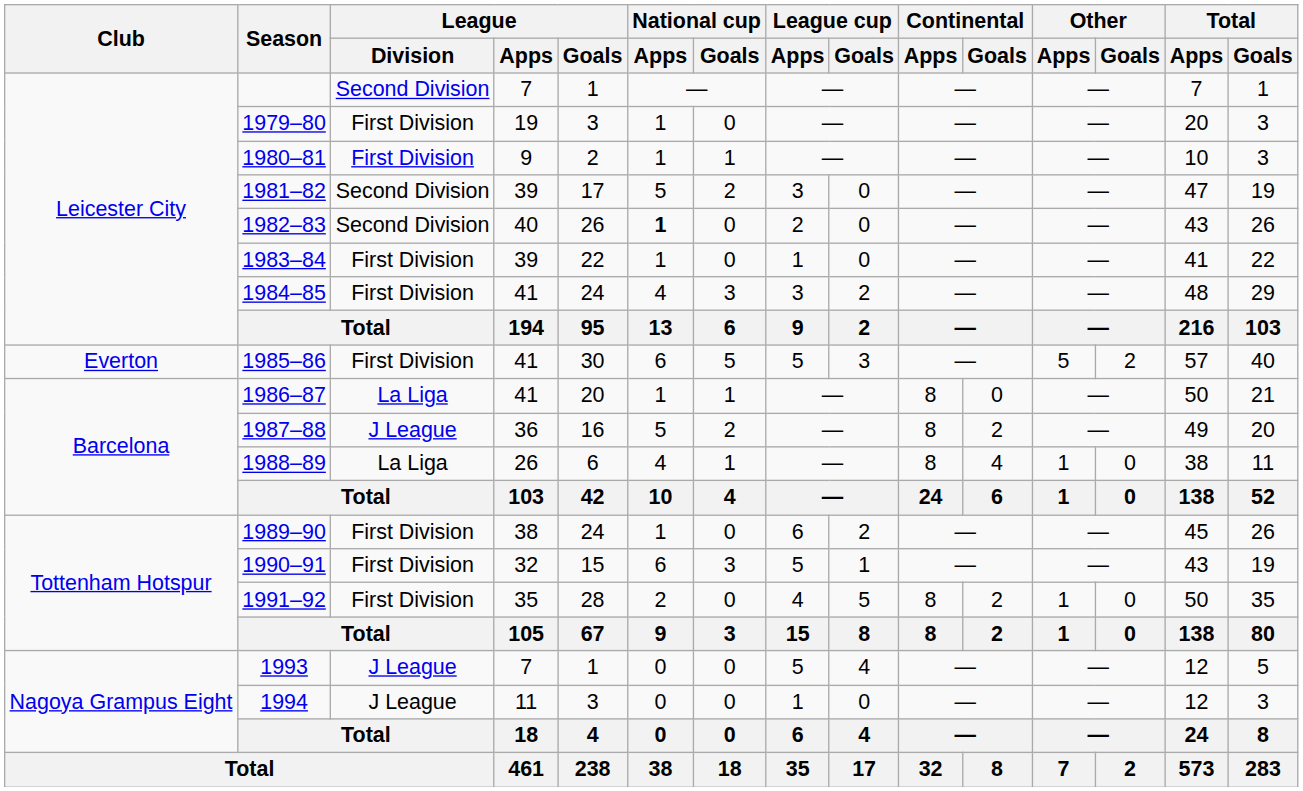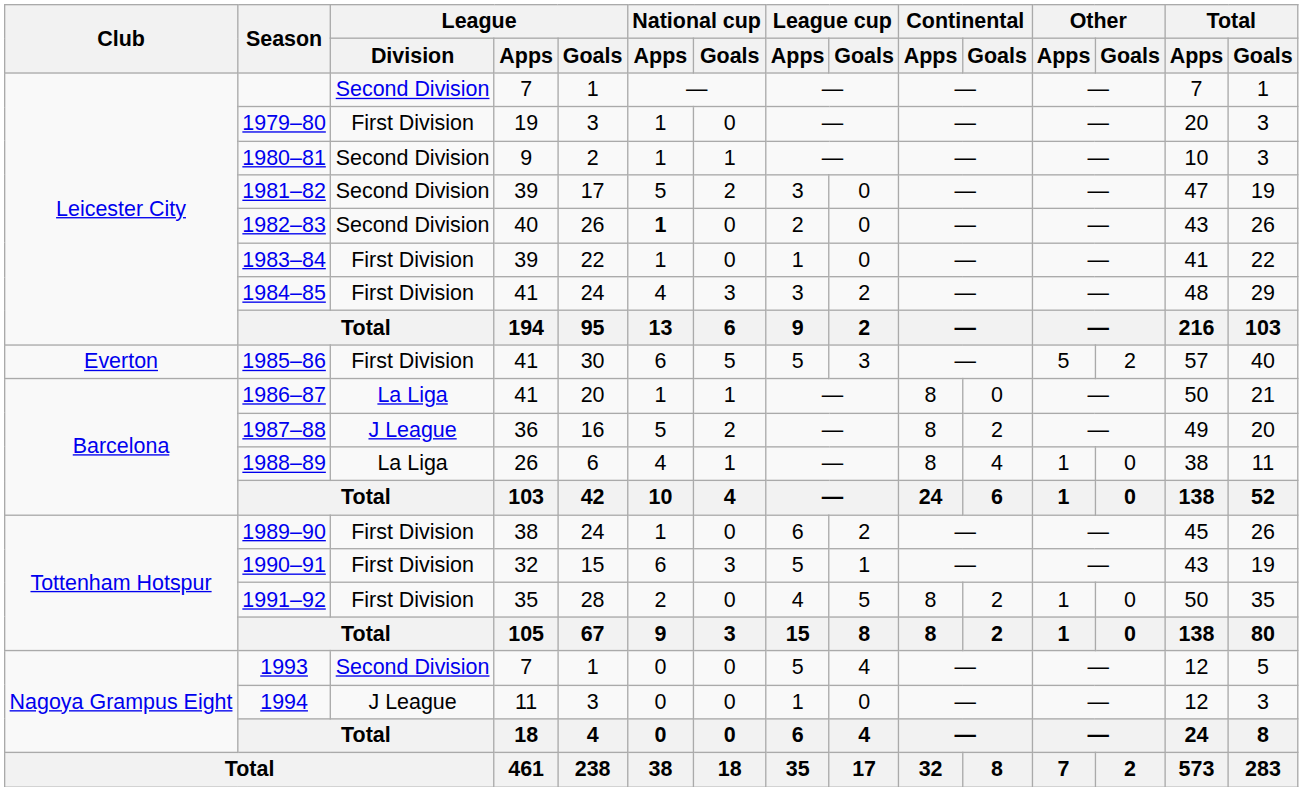(413, 157) First Division -> (413, 157) Second Division
(413, 667) J League -> (413, 667) Second Division
